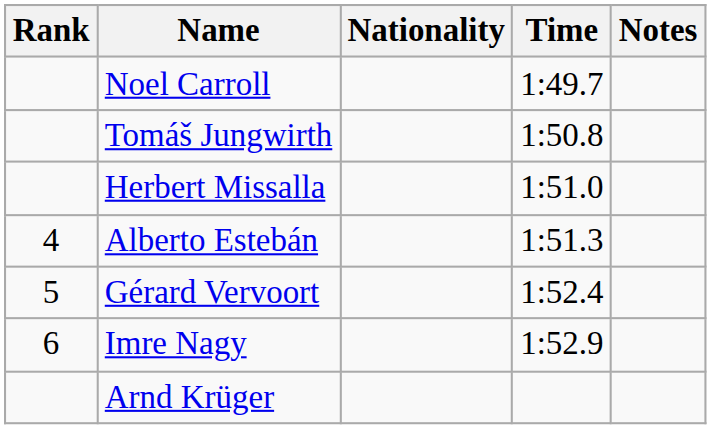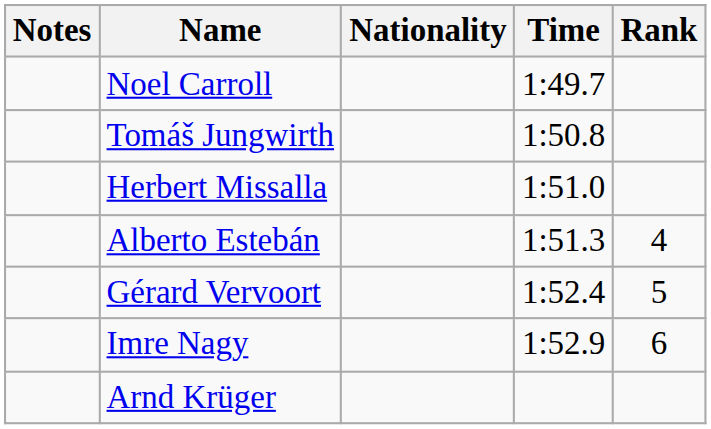columns swapped: (51, 30) <-> (658, 30)
